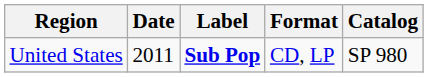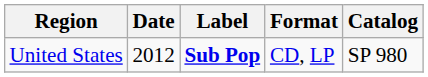(153, 54) 2011 -> (154, 54) 2012
